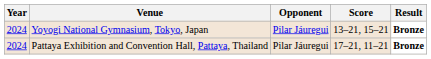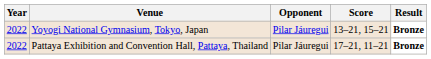(17, 29) 2024 -> (17, 29) 2022
(17, 46) 2024 -> (17, 46) 2022
